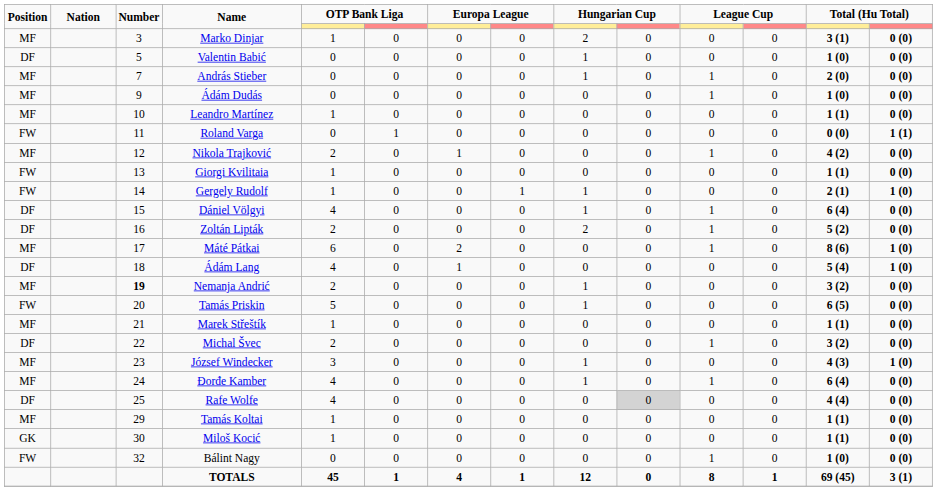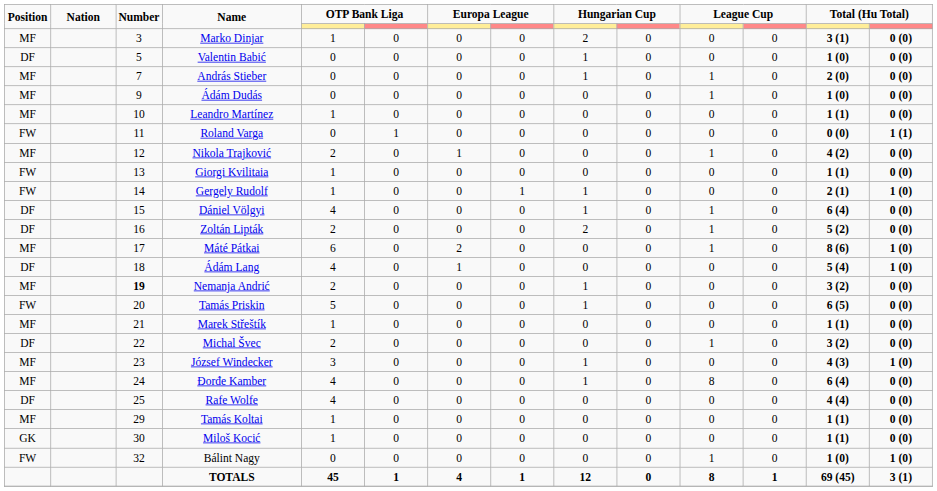(712, 381) 1 -> (712, 381) 8
(648, 400) lightgrey background -> (648, 400) no background
(901, 457) 0 (0) -> (901, 457) 1 (0)
